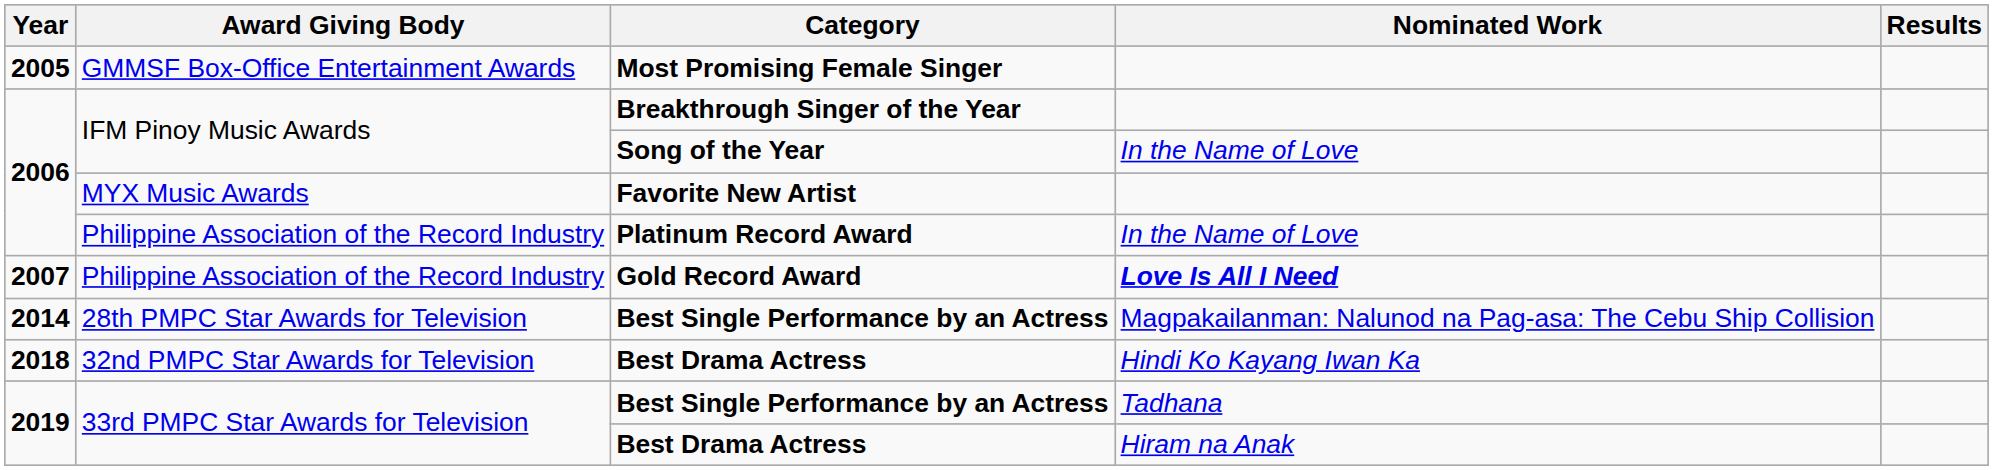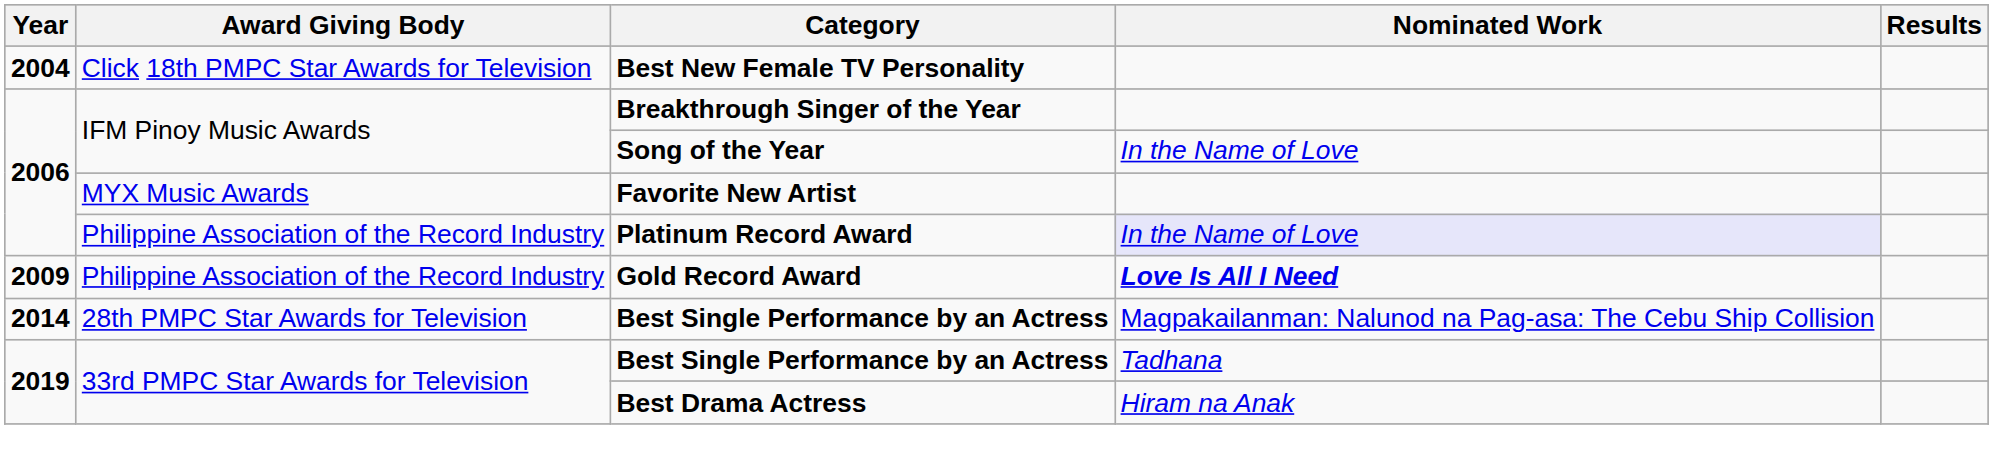+ row: (337, 67)
- row: (329, 67)
(1239, 234) no background -> (1239, 234) lavender background
(40, 276) 2007 -> (40, 276) 2009
- row: (308, 360)
